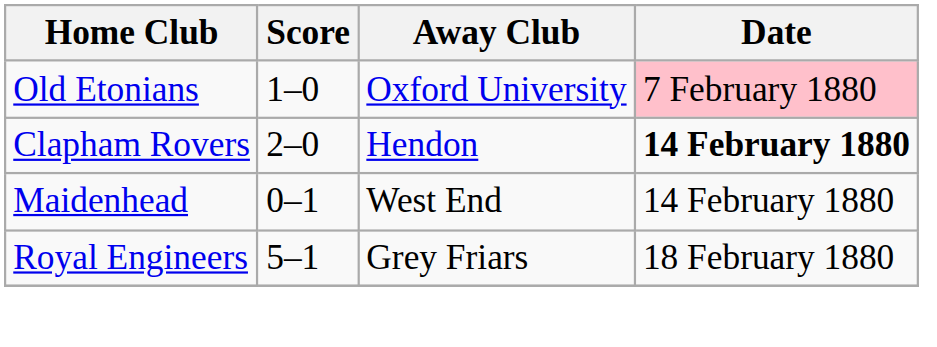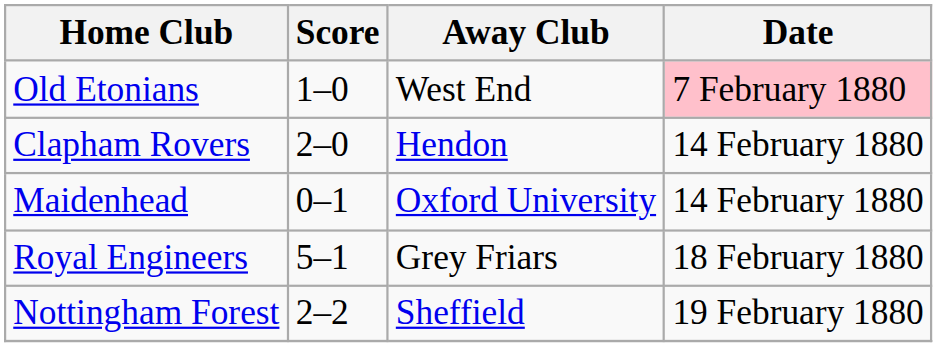(496, 88) Oxford University -> (464, 88) West End
(776, 144) bold -> (798, 144) normal
(434, 200) West End -> (526, 200) Oxford University
+ row: (146, 312)
